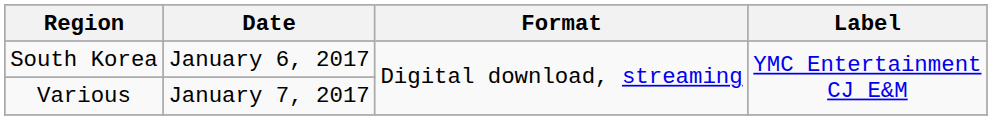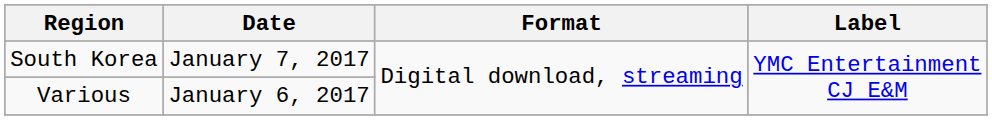(269, 60) January 6, 2017 -> (269, 60) January 7, 2017
(269, 96) January 7, 2017 -> (269, 96) January 6, 2017
